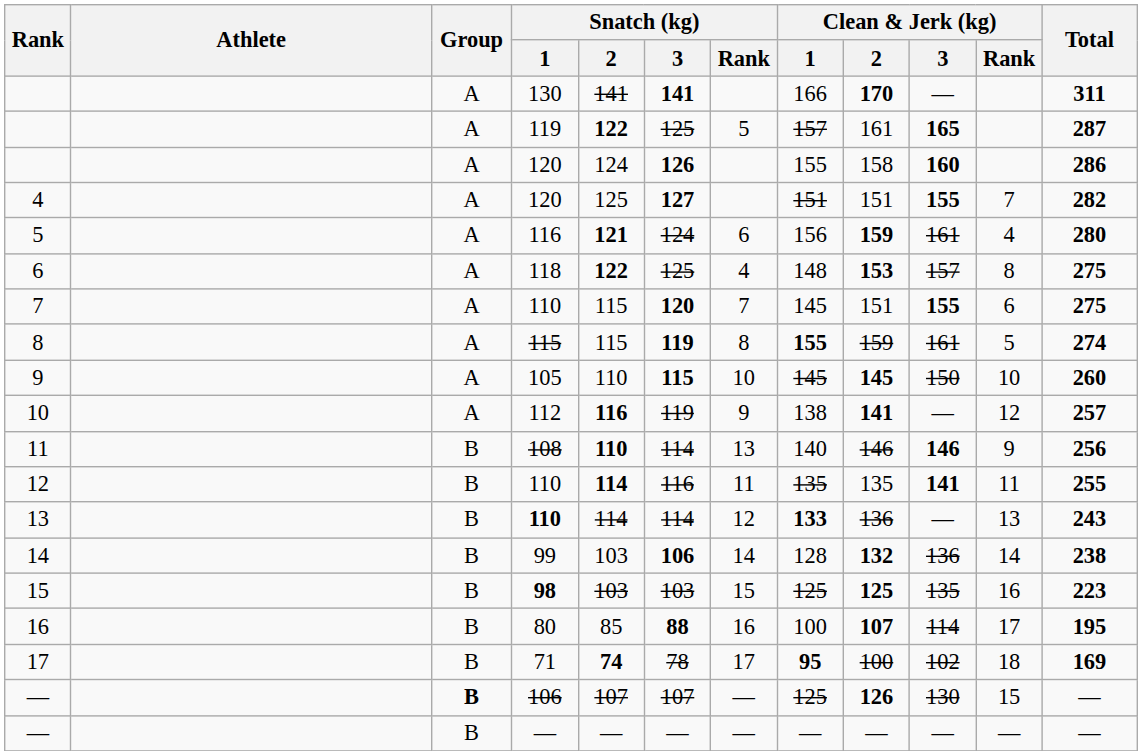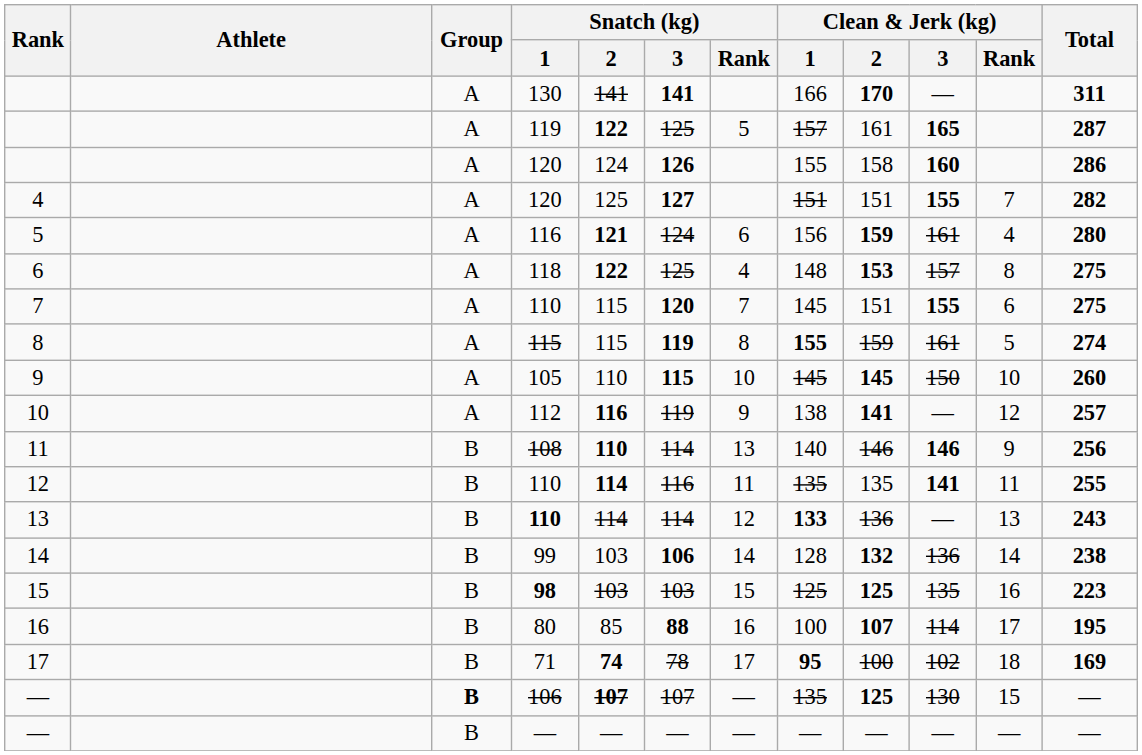(611, 697) normal -> (611, 697) bold
(810, 697) 125 -> (810, 697) 135
(876, 697) 126 -> (876, 697) 125
